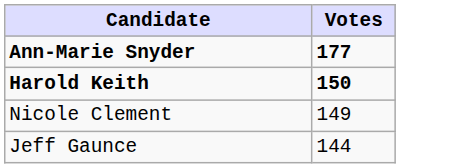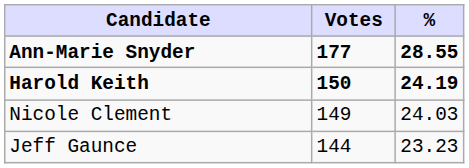+ column: (429, 21)
